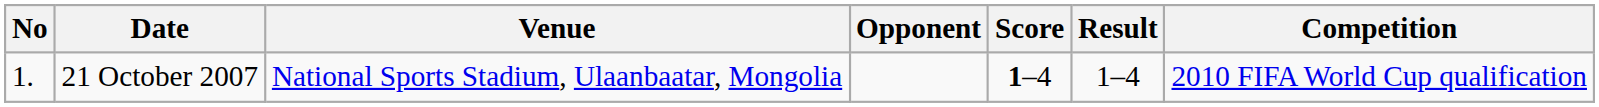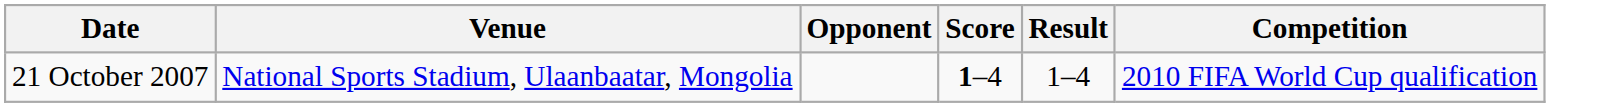- column: (30, 28)
